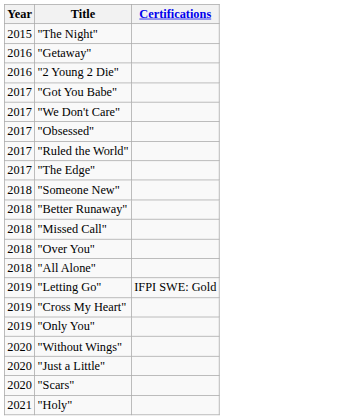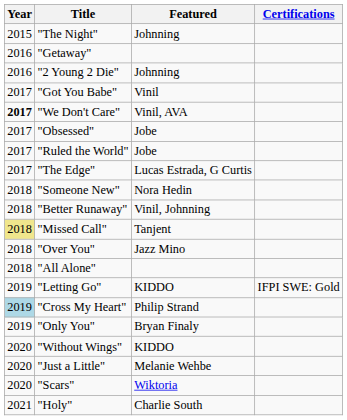+ column: (193, 14)
(20, 111) normal -> (20, 111) bold
(20, 229) no background -> (20, 229) khaki background
(20, 307) no background -> (20, 307) lightblue background
